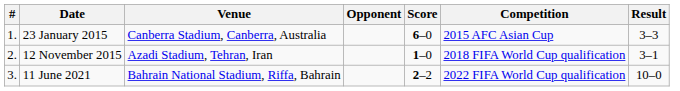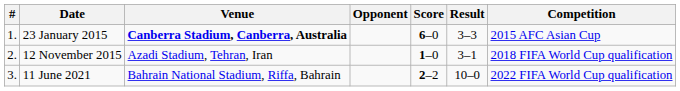columns swapped: (649, 14) <-> (534, 14)
(227, 34) normal -> (237, 34) bold
